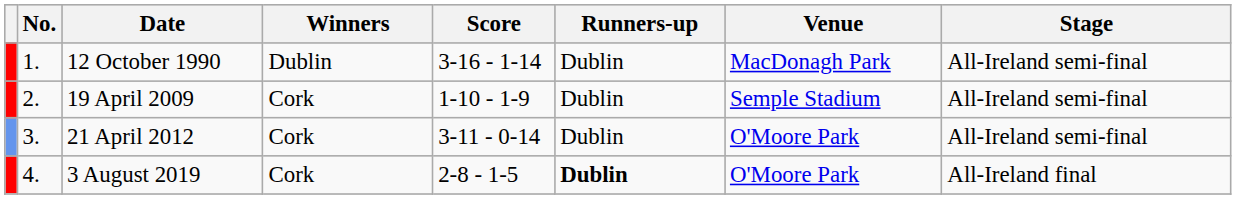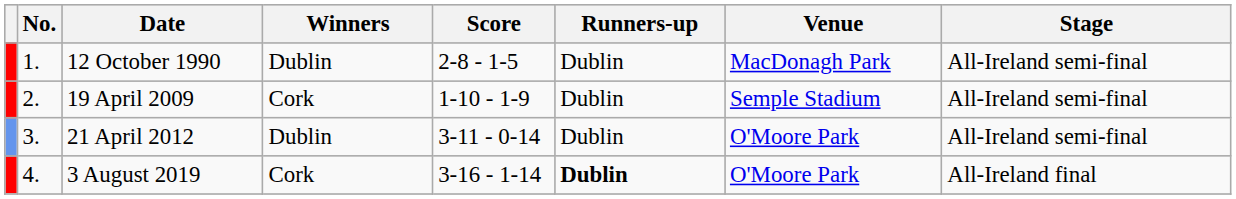(490, 61) 3-16 - 1-14 -> (478, 61) 2-8 - 1-5
(291, 137) Cork -> (300, 137) Dublin
(478, 174) 2-8 - 1-5 -> (490, 174) 3-16 - 1-14
